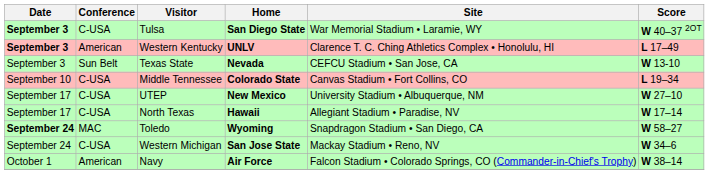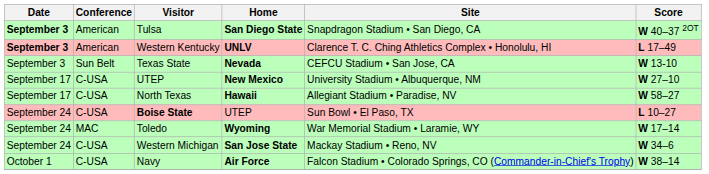(94, 30) C-USA -> (97, 30) American
(396, 30) War Memorial Stadium • Laramie, WY -> (394, 30) Snapdragon Stadium • San Diego, CA
- row: (181, 80)
(662, 112) W 17–14 -> (659, 96) W 58–27
+ row: (165, 112)
(40, 129) bold -> (39, 129) normal
(397, 129) Snapdragon Stadium • San Diego, CA -> (393, 129) War Memorial Stadium • Laramie, WY
(662, 129) W 58–27 -> (659, 129) W 17–14
(100, 161) American -> (92, 161) C-USA
